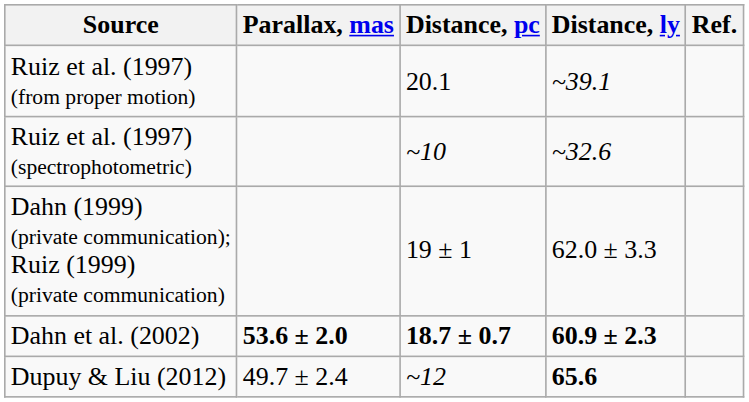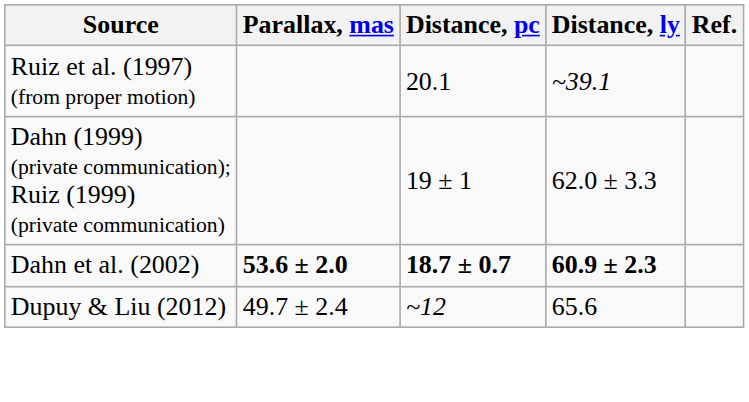- row: (101, 151)
(574, 376) bold -> (574, 306) normal
